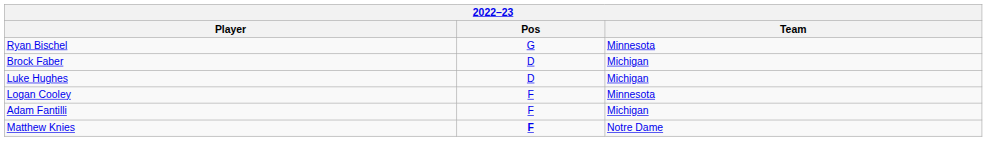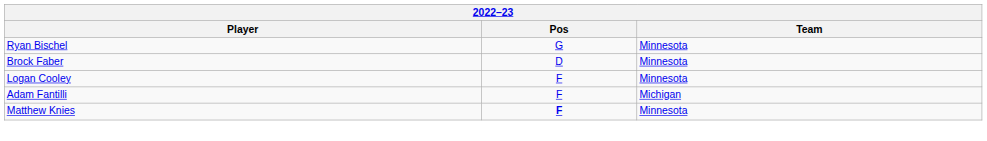(628, 62) Michigan -> (663, 62) Minnesota
- row: (37, 78)
(635, 128) Notre Dame -> (663, 111) Minnesota
